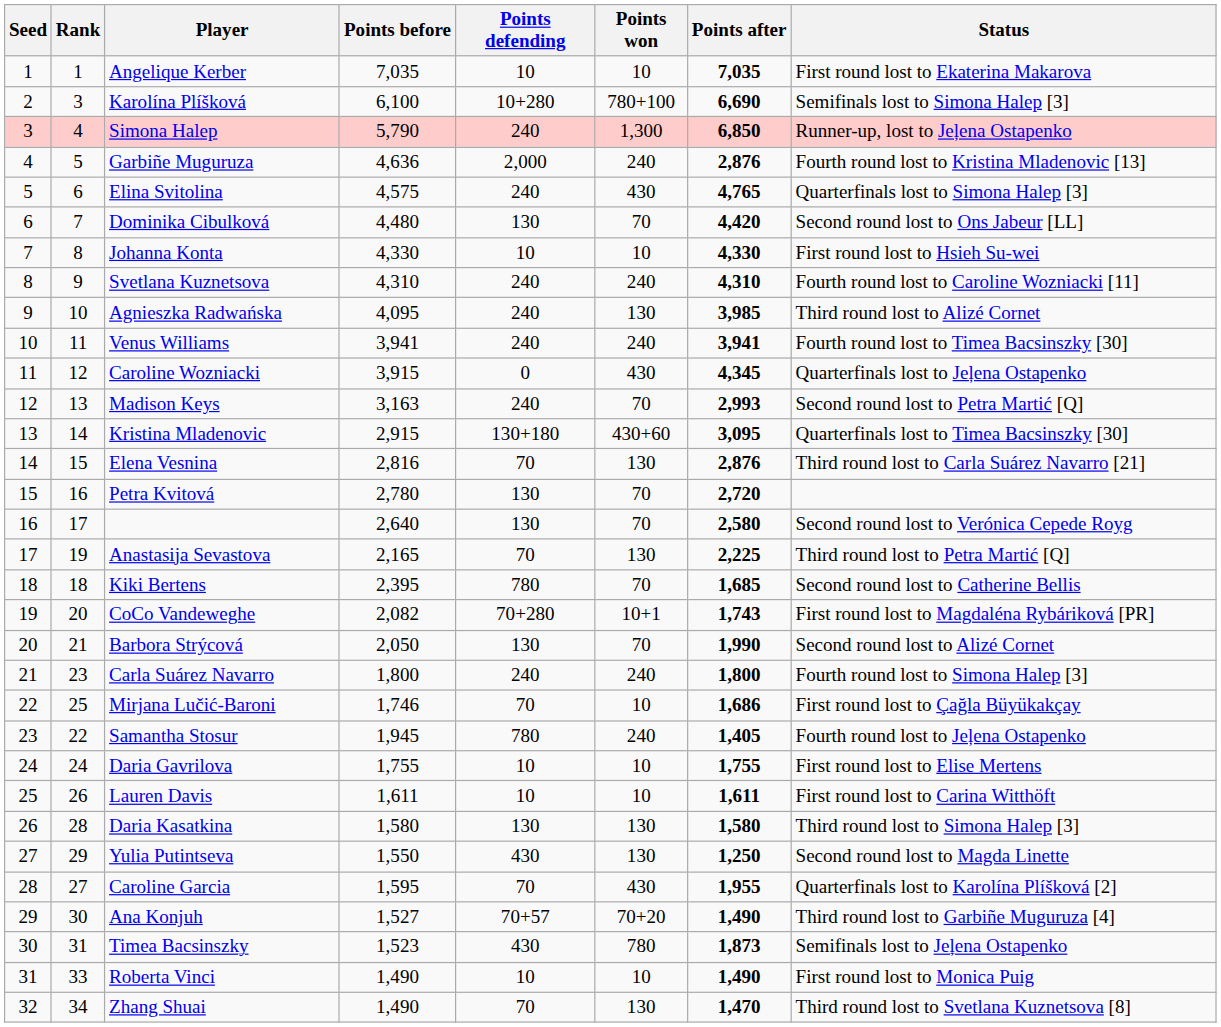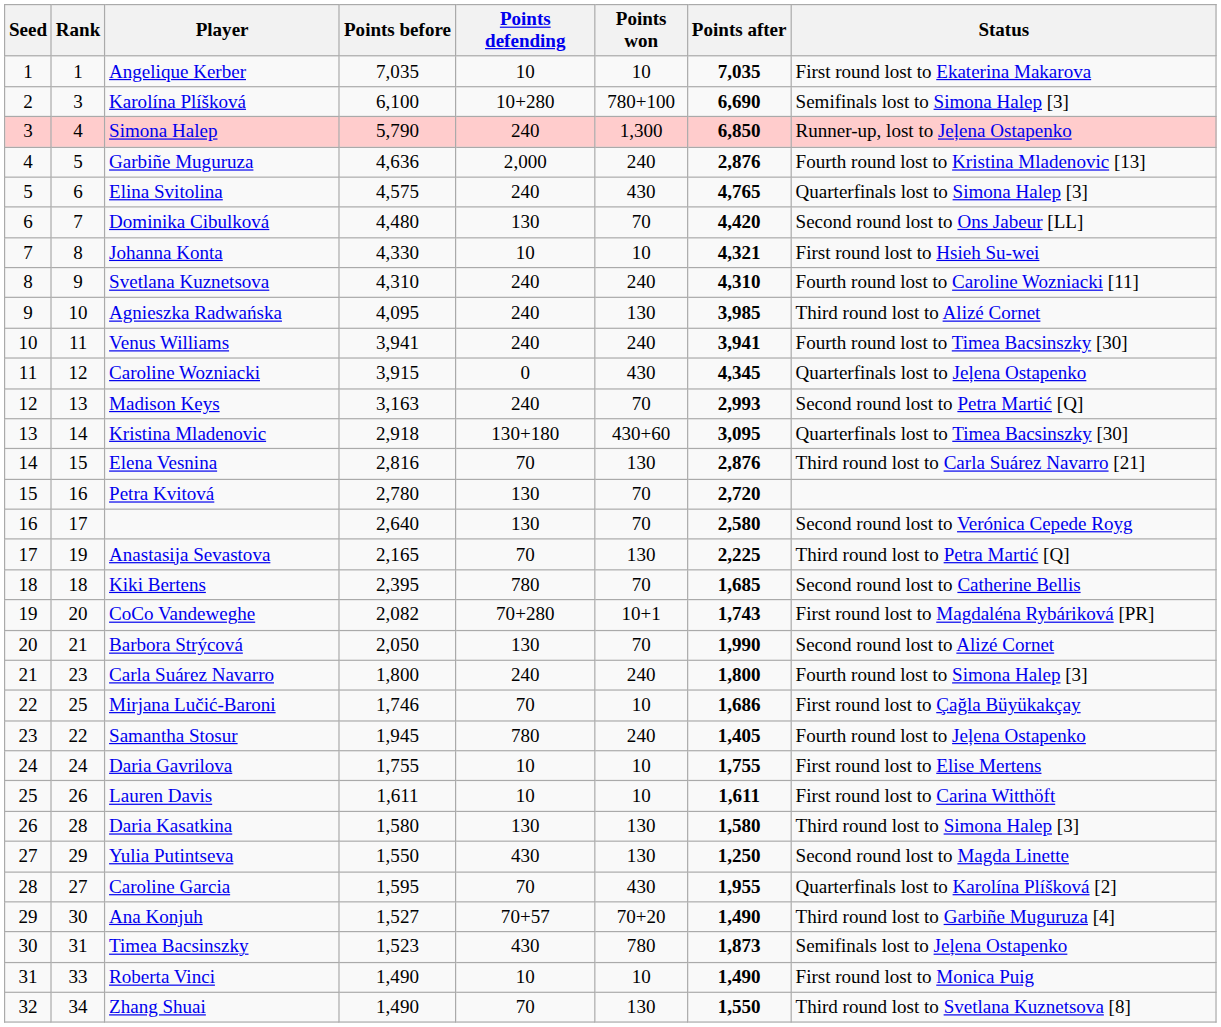(739, 252) 4,330 -> (739, 252) 4,321
(397, 433) 2,915 -> (397, 433) 2,918
(739, 1007) 1,470 -> (739, 1007) 1,550
